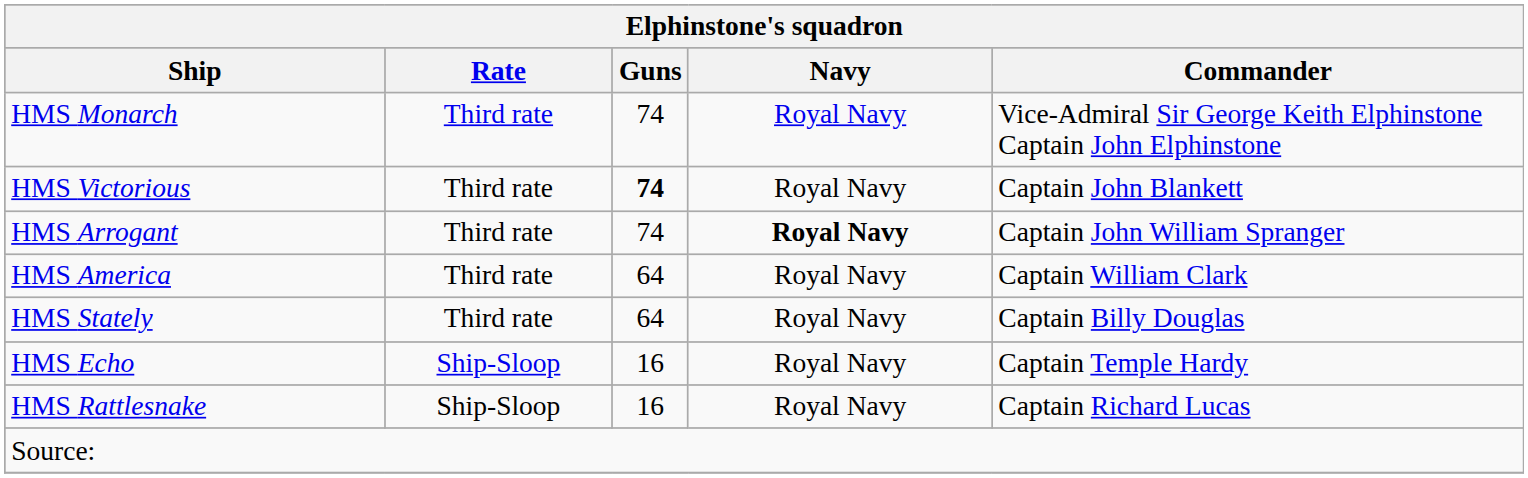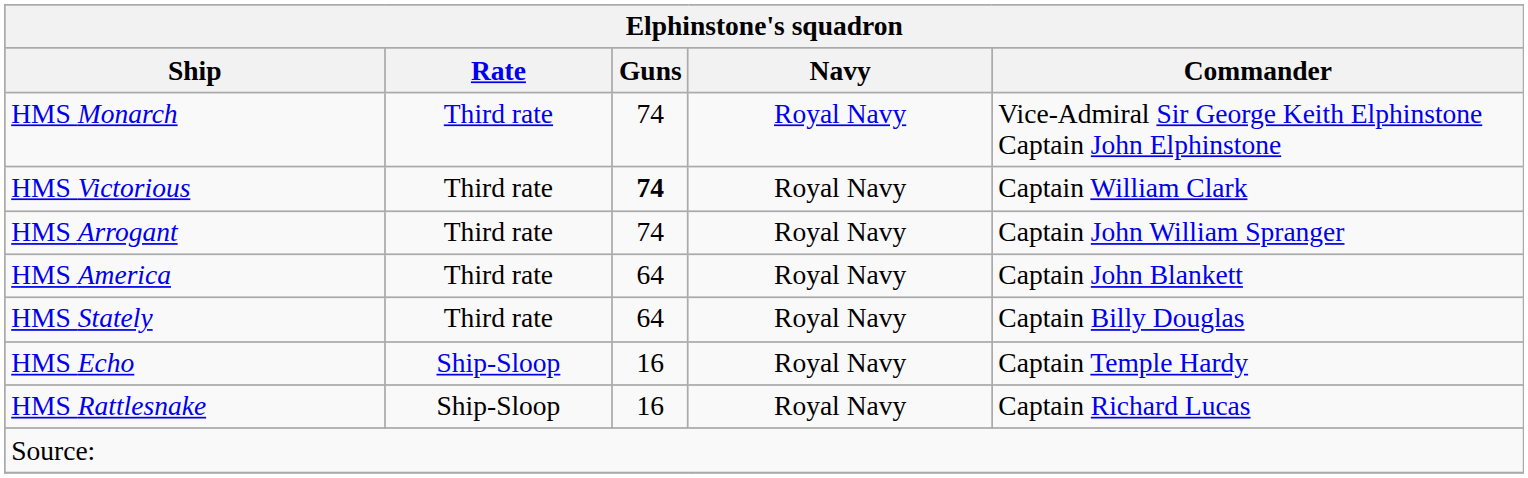(1121, 188) Captain John Blankett -> (1123, 188) Captain William Clark
(840, 231) bold -> (840, 231) normal
(1123, 275) Captain William Clark -> (1121, 275) Captain John Blankett
